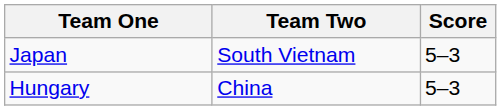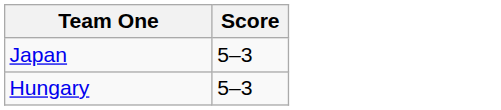- column: (316, 21)
